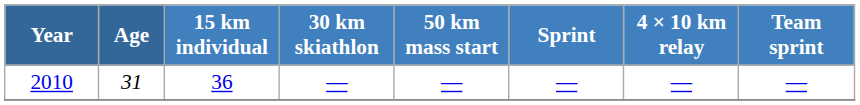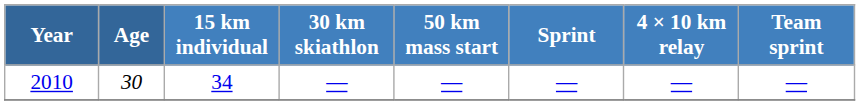(132, 82) 31 -> (132, 82) 30
(222, 82) 36 -> (222, 82) 34
